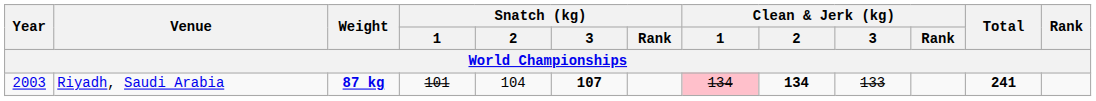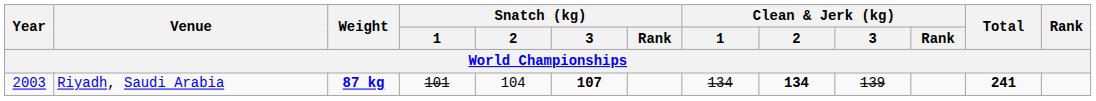(720, 84) pink background -> (720, 84) no background
(873, 84) 133 -> (873, 84) 139
